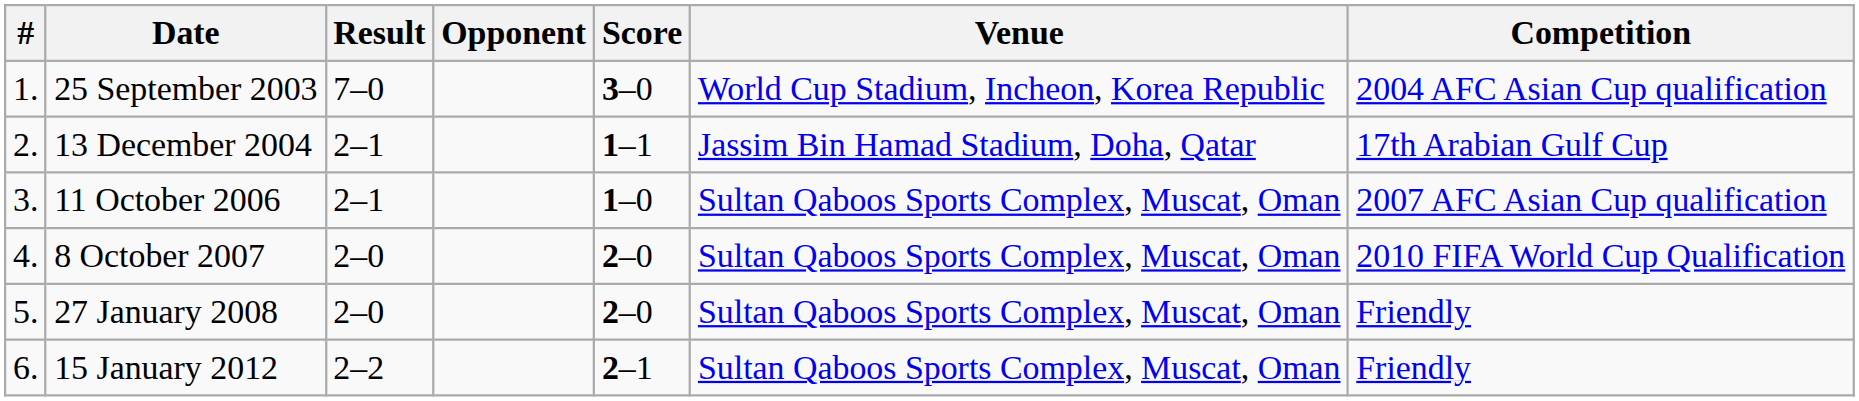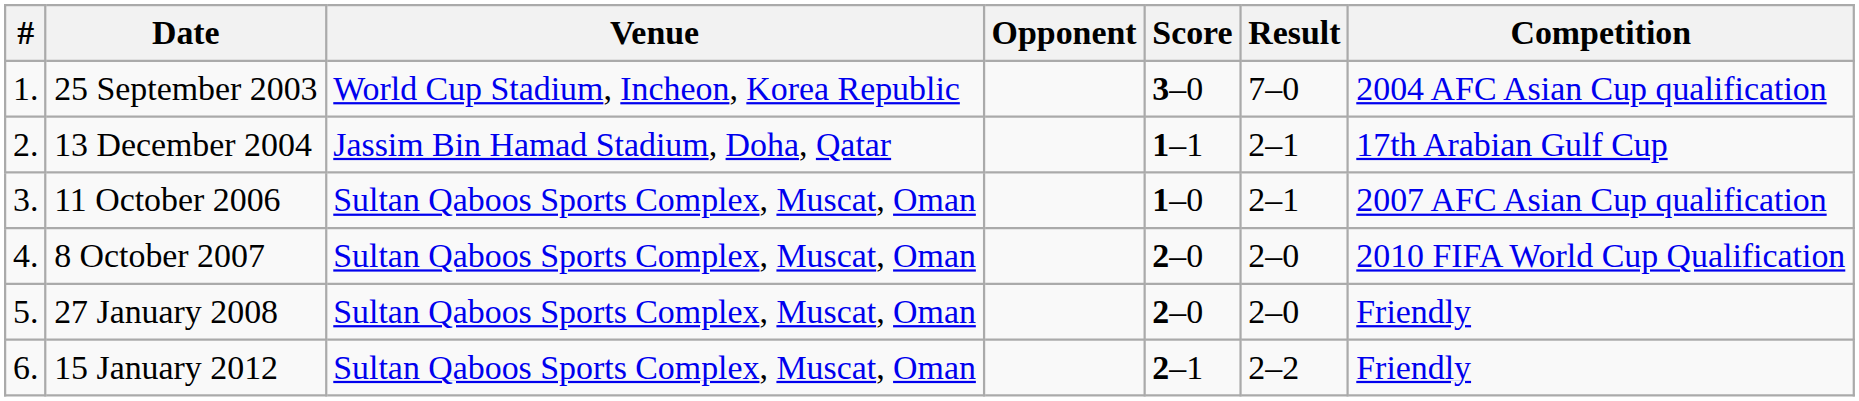columns swapped: (1019, 32) <-> (379, 32)
